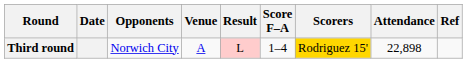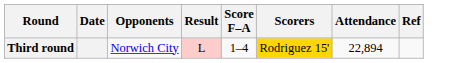- column: (201, 21)
(404, 48) 22,898 -> (366, 48) 22,894
